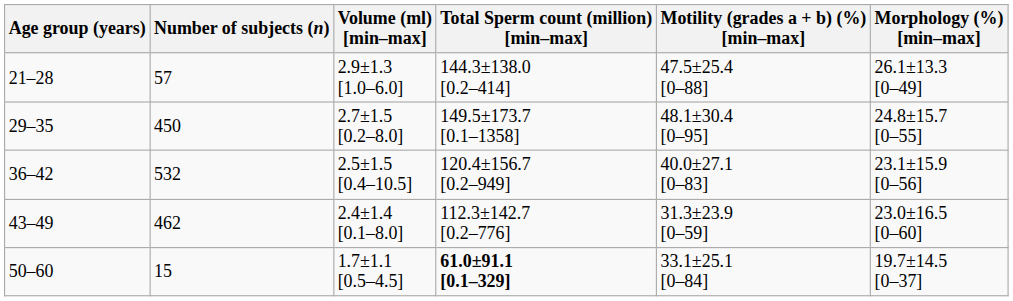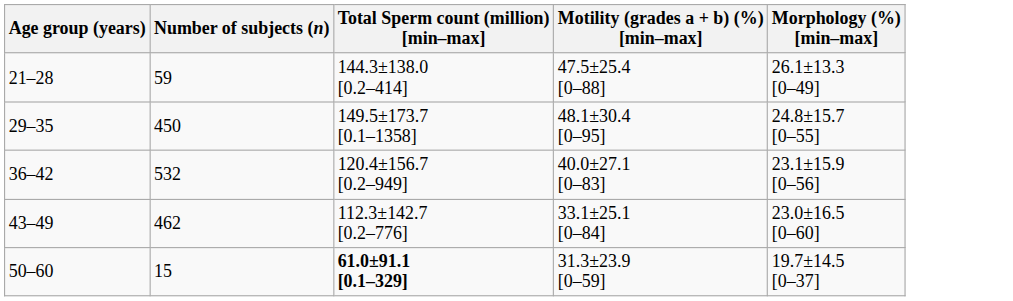- column: (385, 28)
(163, 77) 57 -> (163, 77) 59
(697, 223) 31.3±23.9 [0–59] -> (594, 223) 33.1±25.1 [0–84]
(697, 271) 33.1±25.1 [0–84] -> (594, 271) 31.3±23.9 [0–59]
